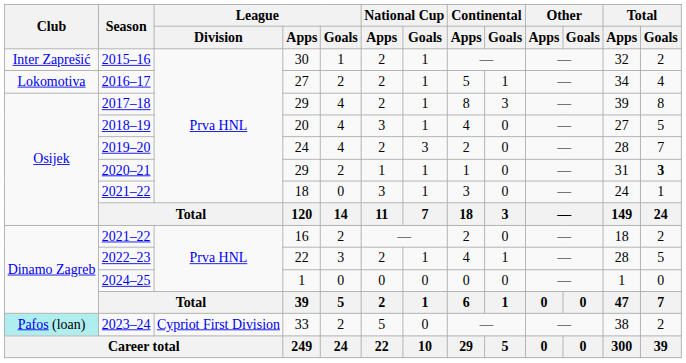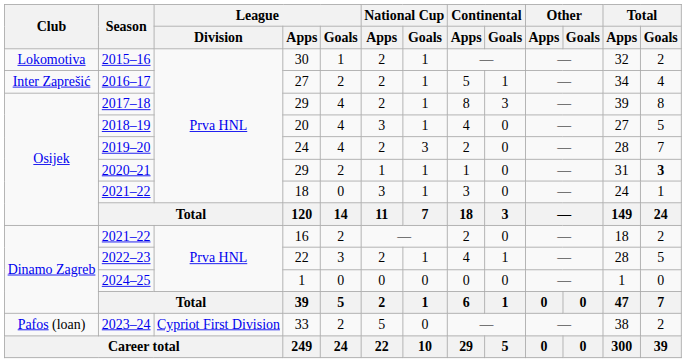(52, 59) Inter Zaprešić -> (52, 59) Lokomotiva
(52, 81) Lokomotiva -> (52, 81) Inter Zaprešić
(52, 324) paleturquoise background -> (52, 324) no background
